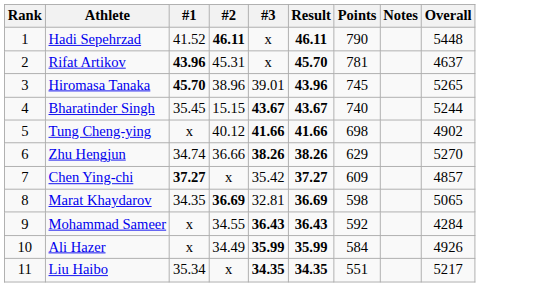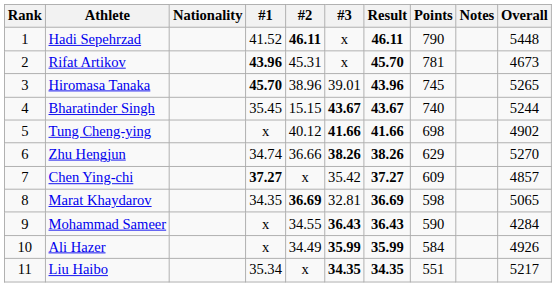+ column: (208, 16)
(448, 62) 4637 -> (524, 62) 4673
(357, 223) 592 -> (433, 223) 590
